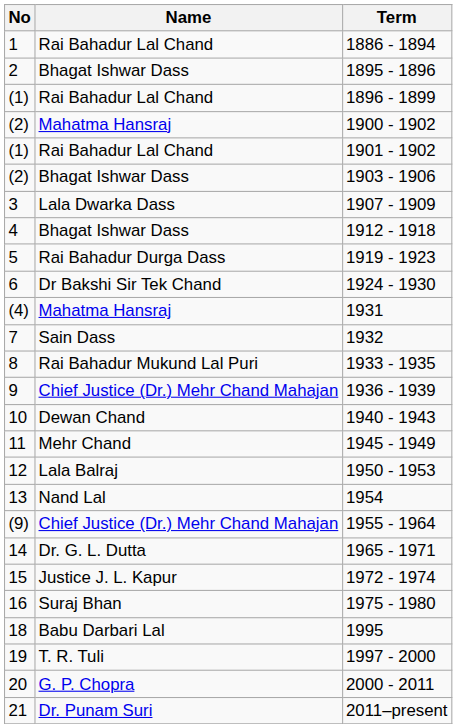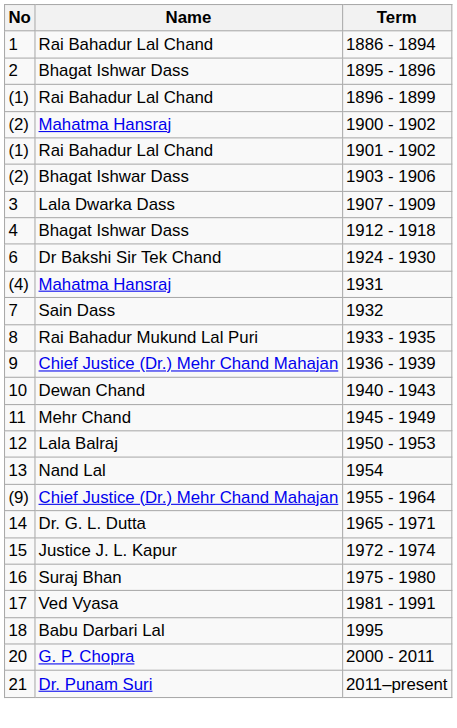- row: (391, 257)
+ row: (391, 603)
- row: (391, 657)
